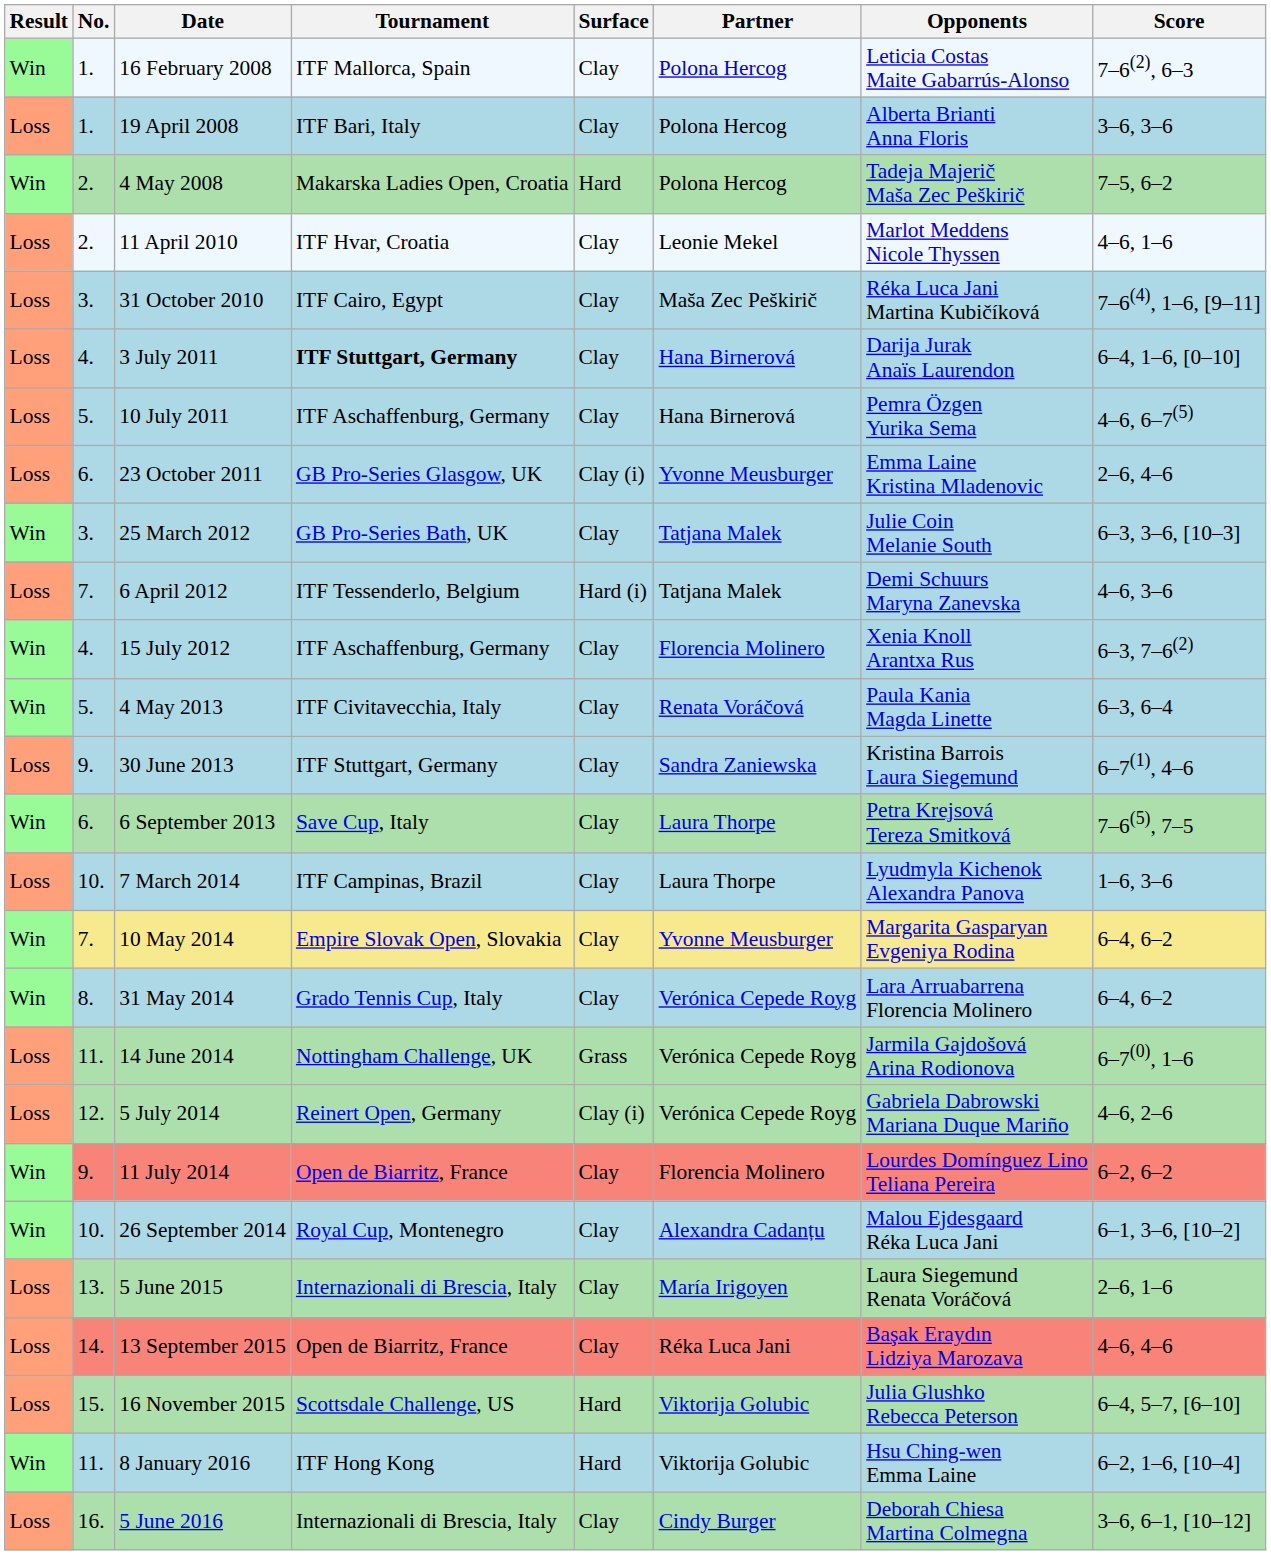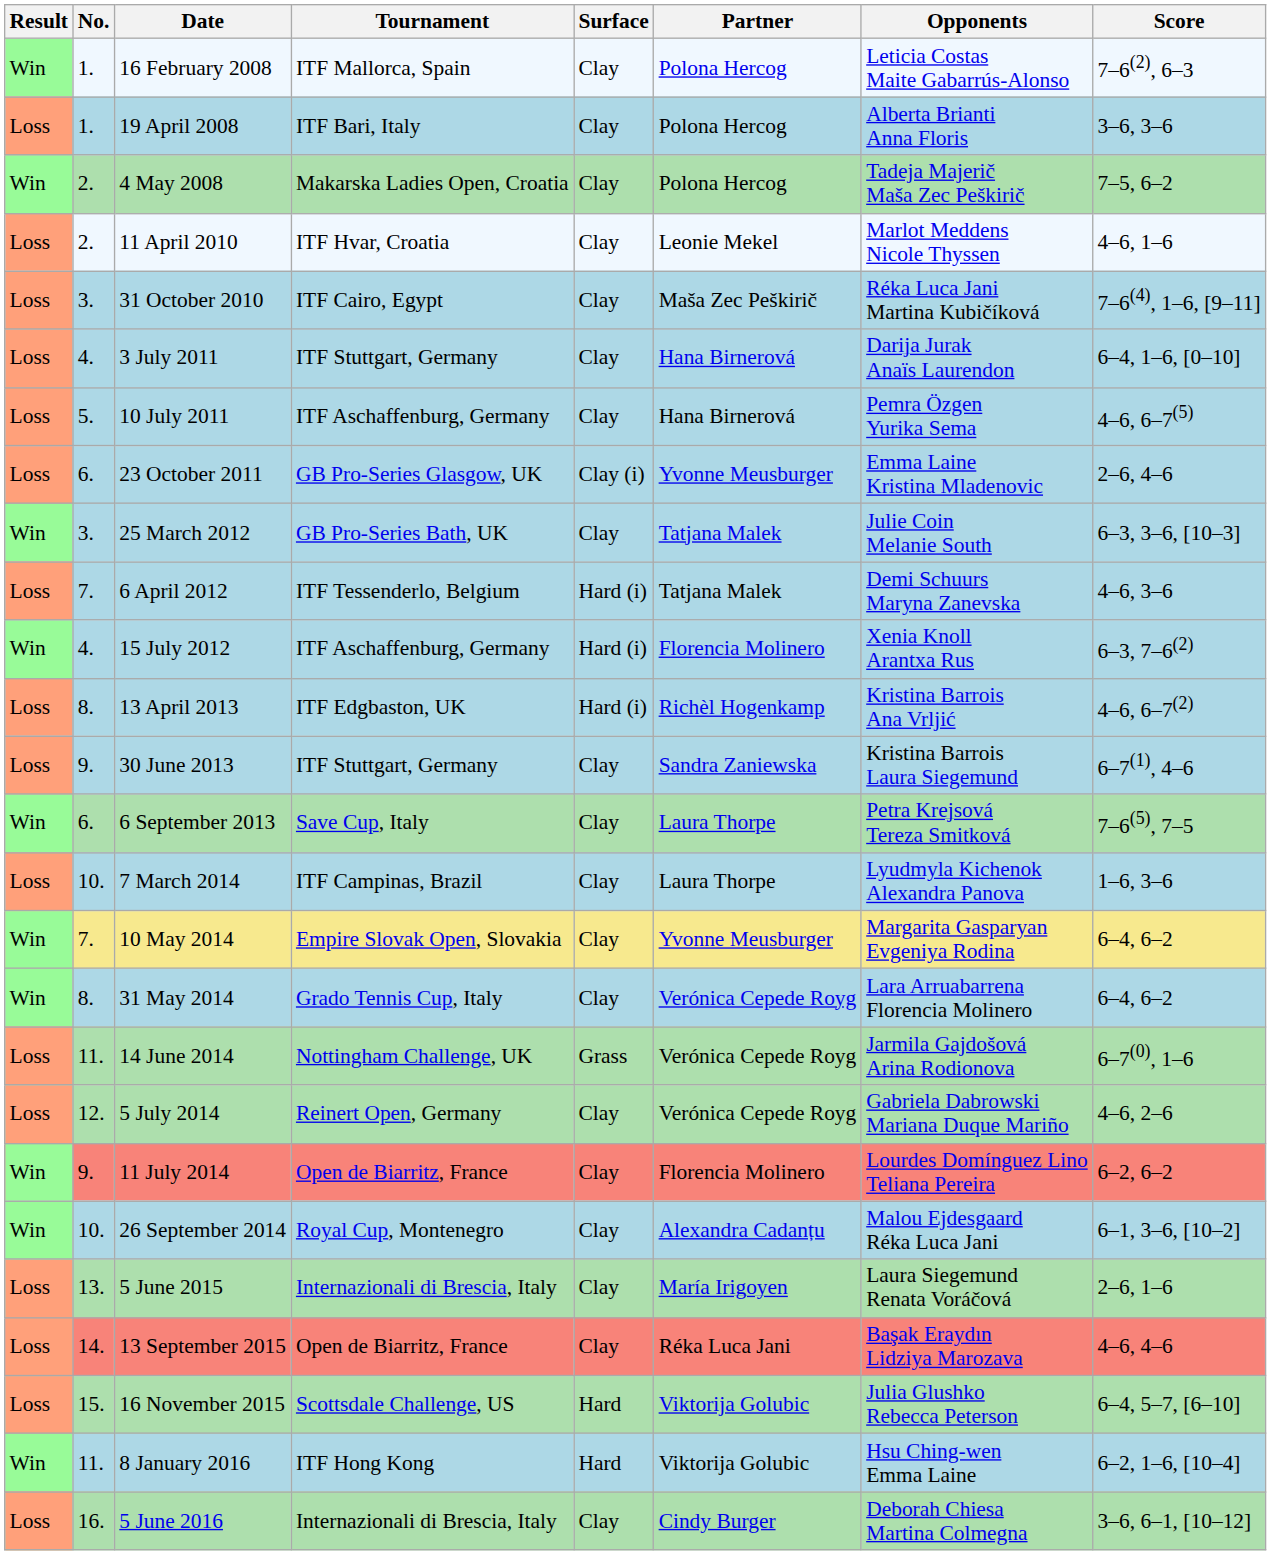(600, 183) Hard -> (599, 183) Clay
(407, 358) bold -> (397, 358) normal
(599, 648) Clay -> (613, 648) Hard (i)
+ row: (179, 706)
- row: (171, 706)
(612, 1113) Clay (i) -> (599, 1113) Clay
